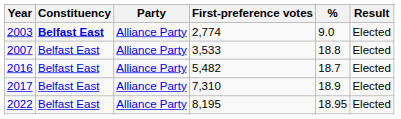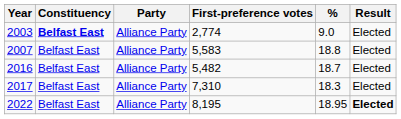(206, 50) 3,533 -> (206, 50) 5,583
(330, 86) 18.9 -> (330, 86) 18.3
(372, 104) normal -> (373, 104) bold
